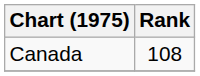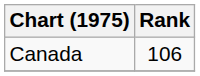(165, 53) 108 -> (165, 53) 106
